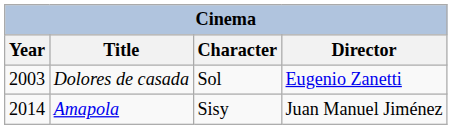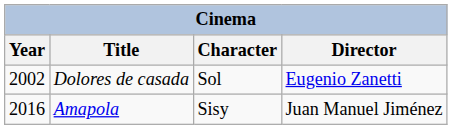(27, 79) 2003 -> (27, 79) 2002
(27, 109) 2014 -> (27, 109) 2016
